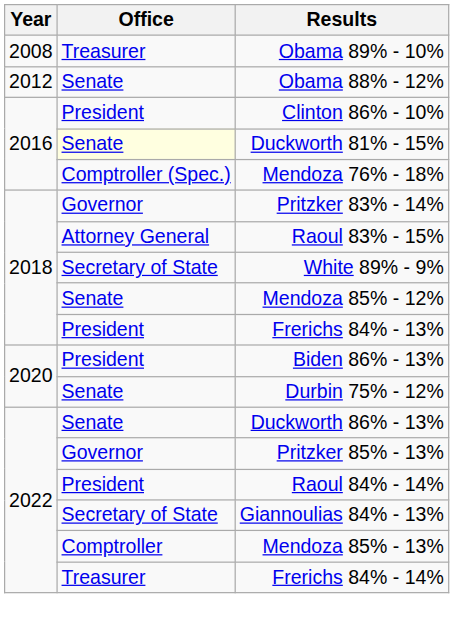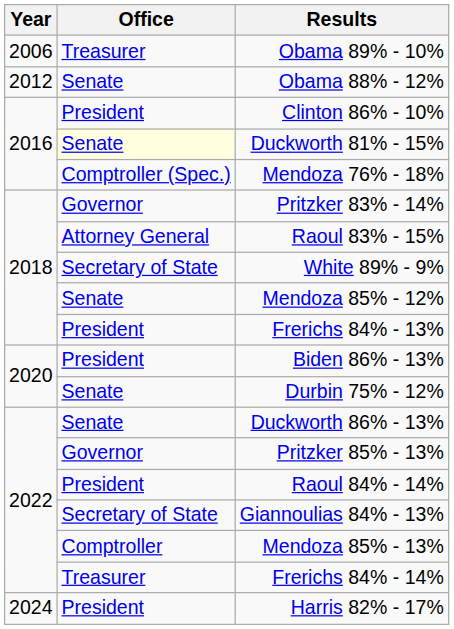(31, 50) 2008 -> (31, 50) 2006
+ row: (367, 608)
